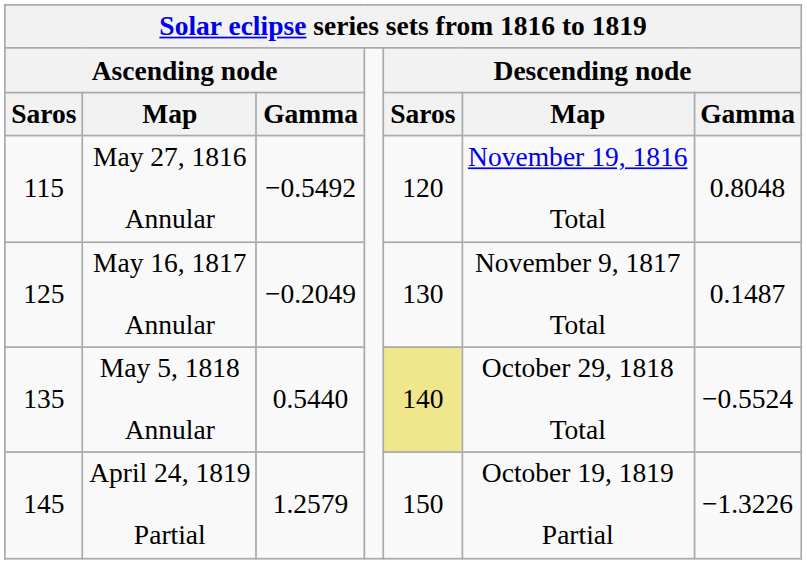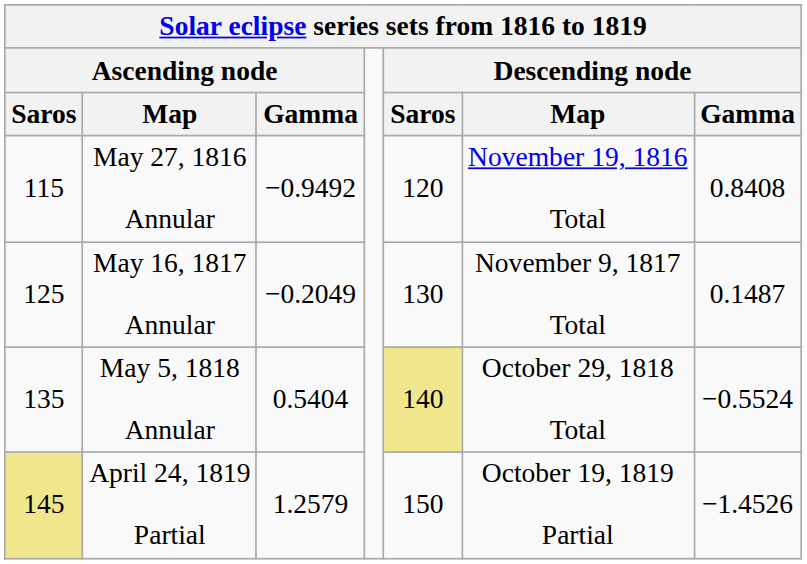(311, 188) −0.5492 -> (311, 188) −0.9492
(748, 188) 0.8048 -> (748, 188) 0.8408
(311, 399) 0.5440 -> (311, 399) 0.5404
(44, 504) no background -> (44, 504) khaki background
(748, 504) −1.3226 -> (748, 504) −1.4526
